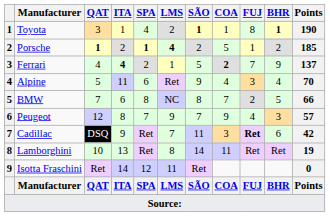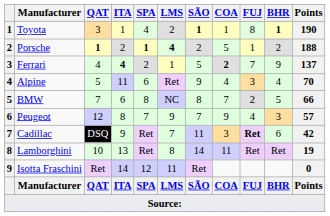(309, 47) 185 -> (309, 47) 188
